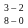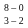rows swapped: (14, 7) <-> (14, 21)
